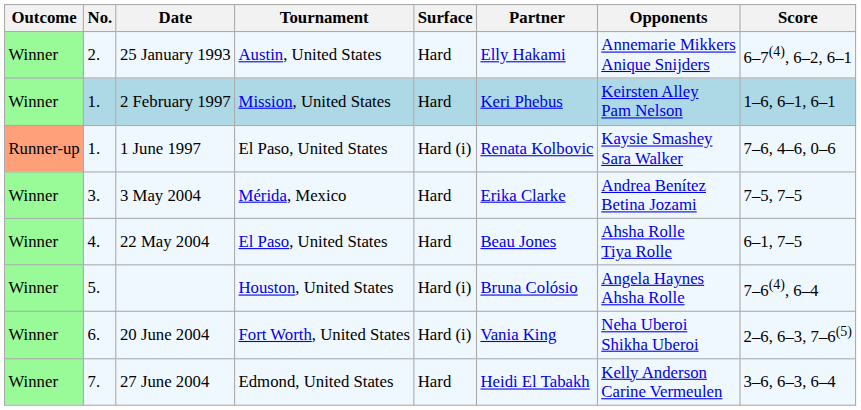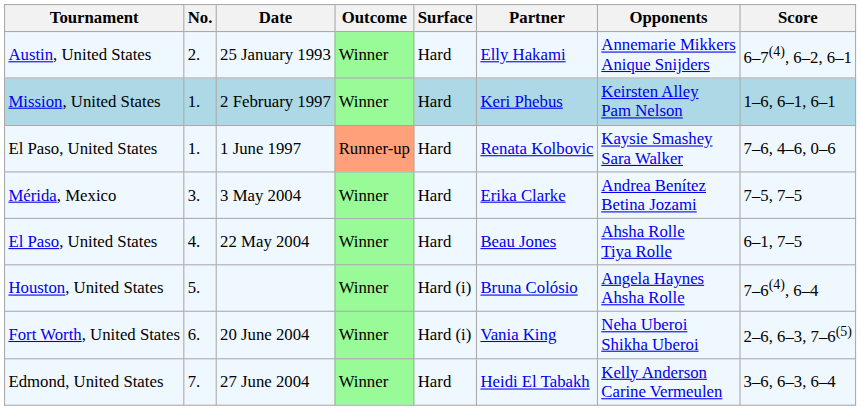columns swapped: (44, 17) <-> (324, 17)
(445, 147) Hard (i) -> (435, 147) Hard
